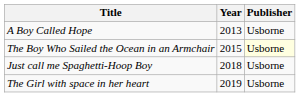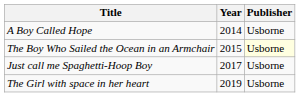(231, 30) 2013 -> (231, 30) 2014
(231, 65) 2018 -> (231, 65) 2017
